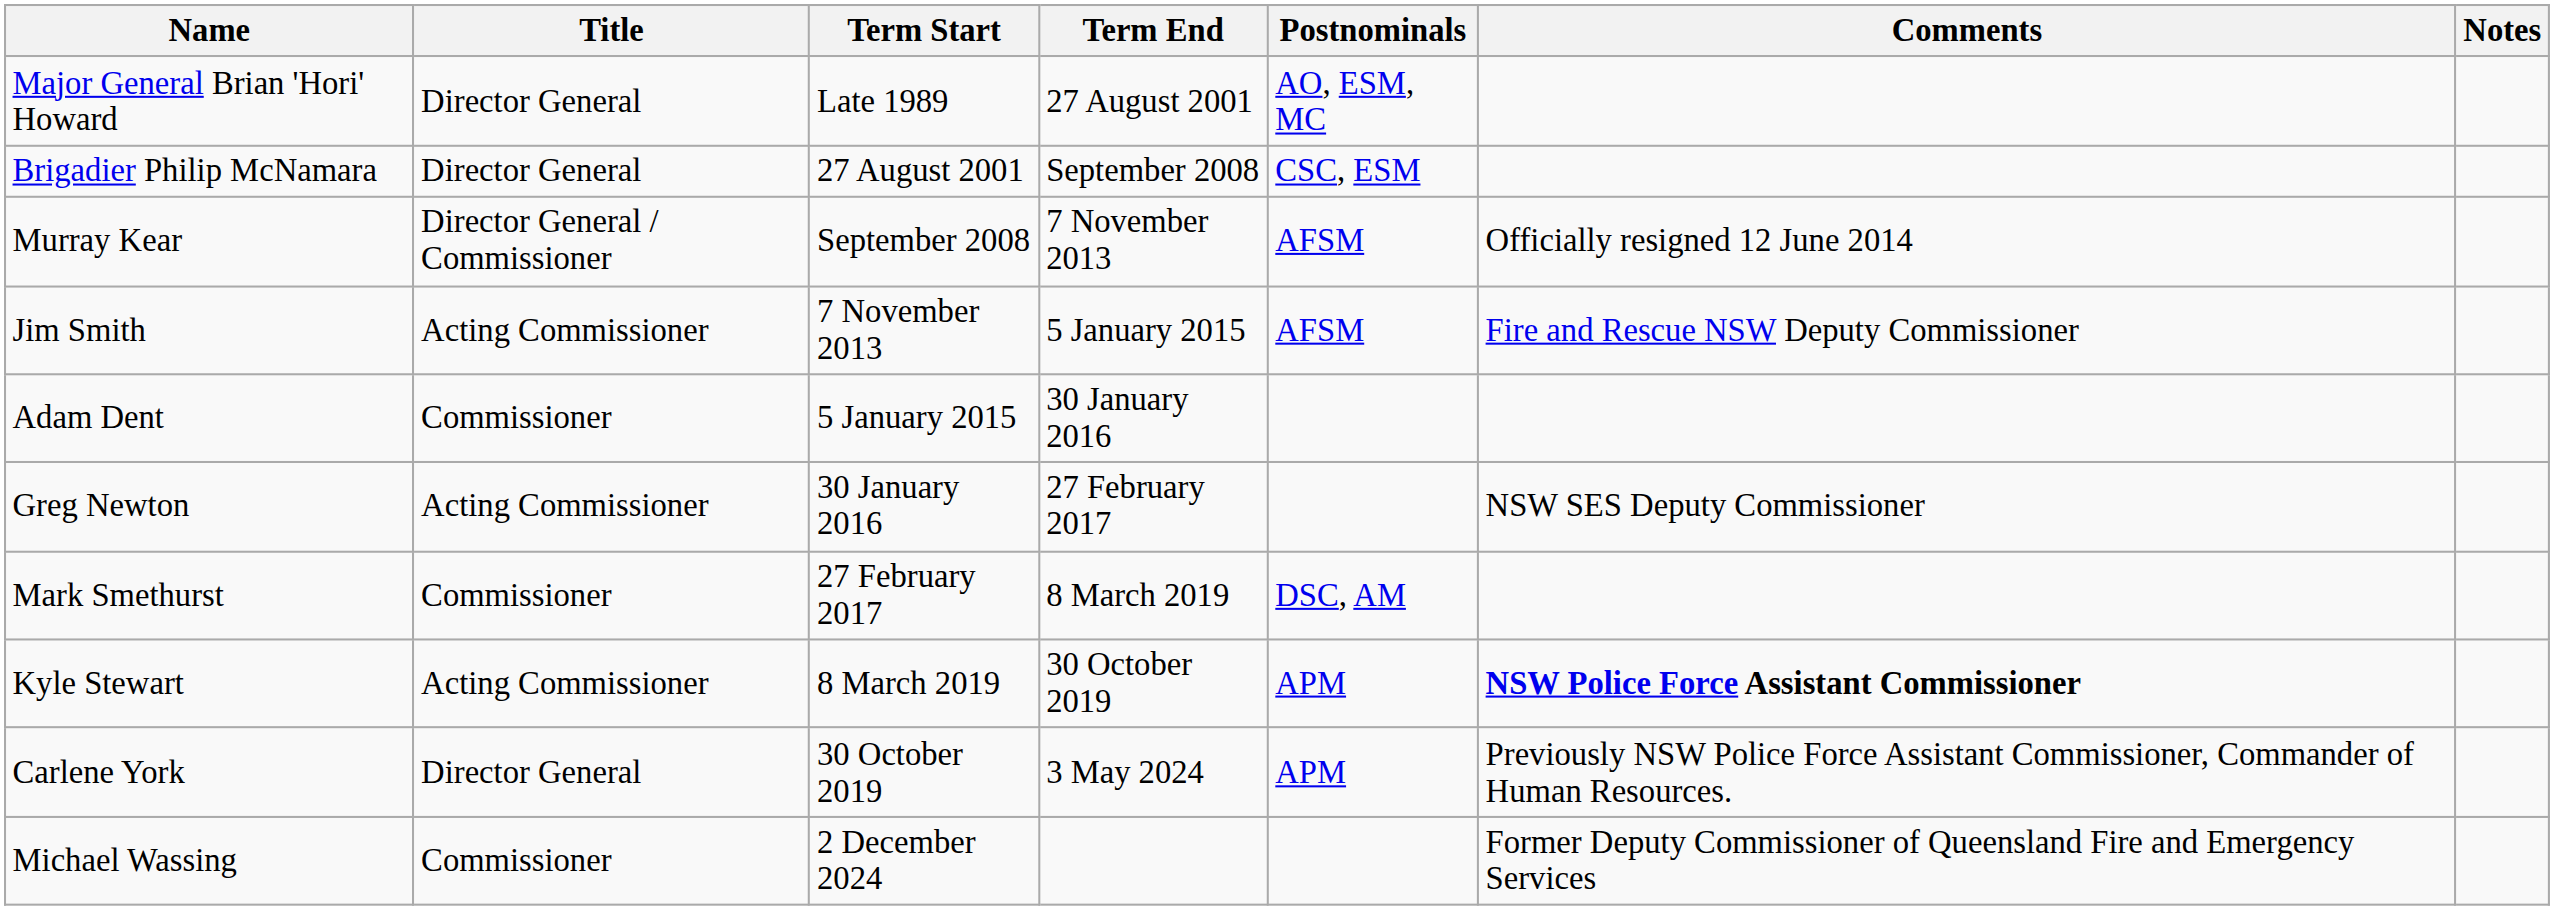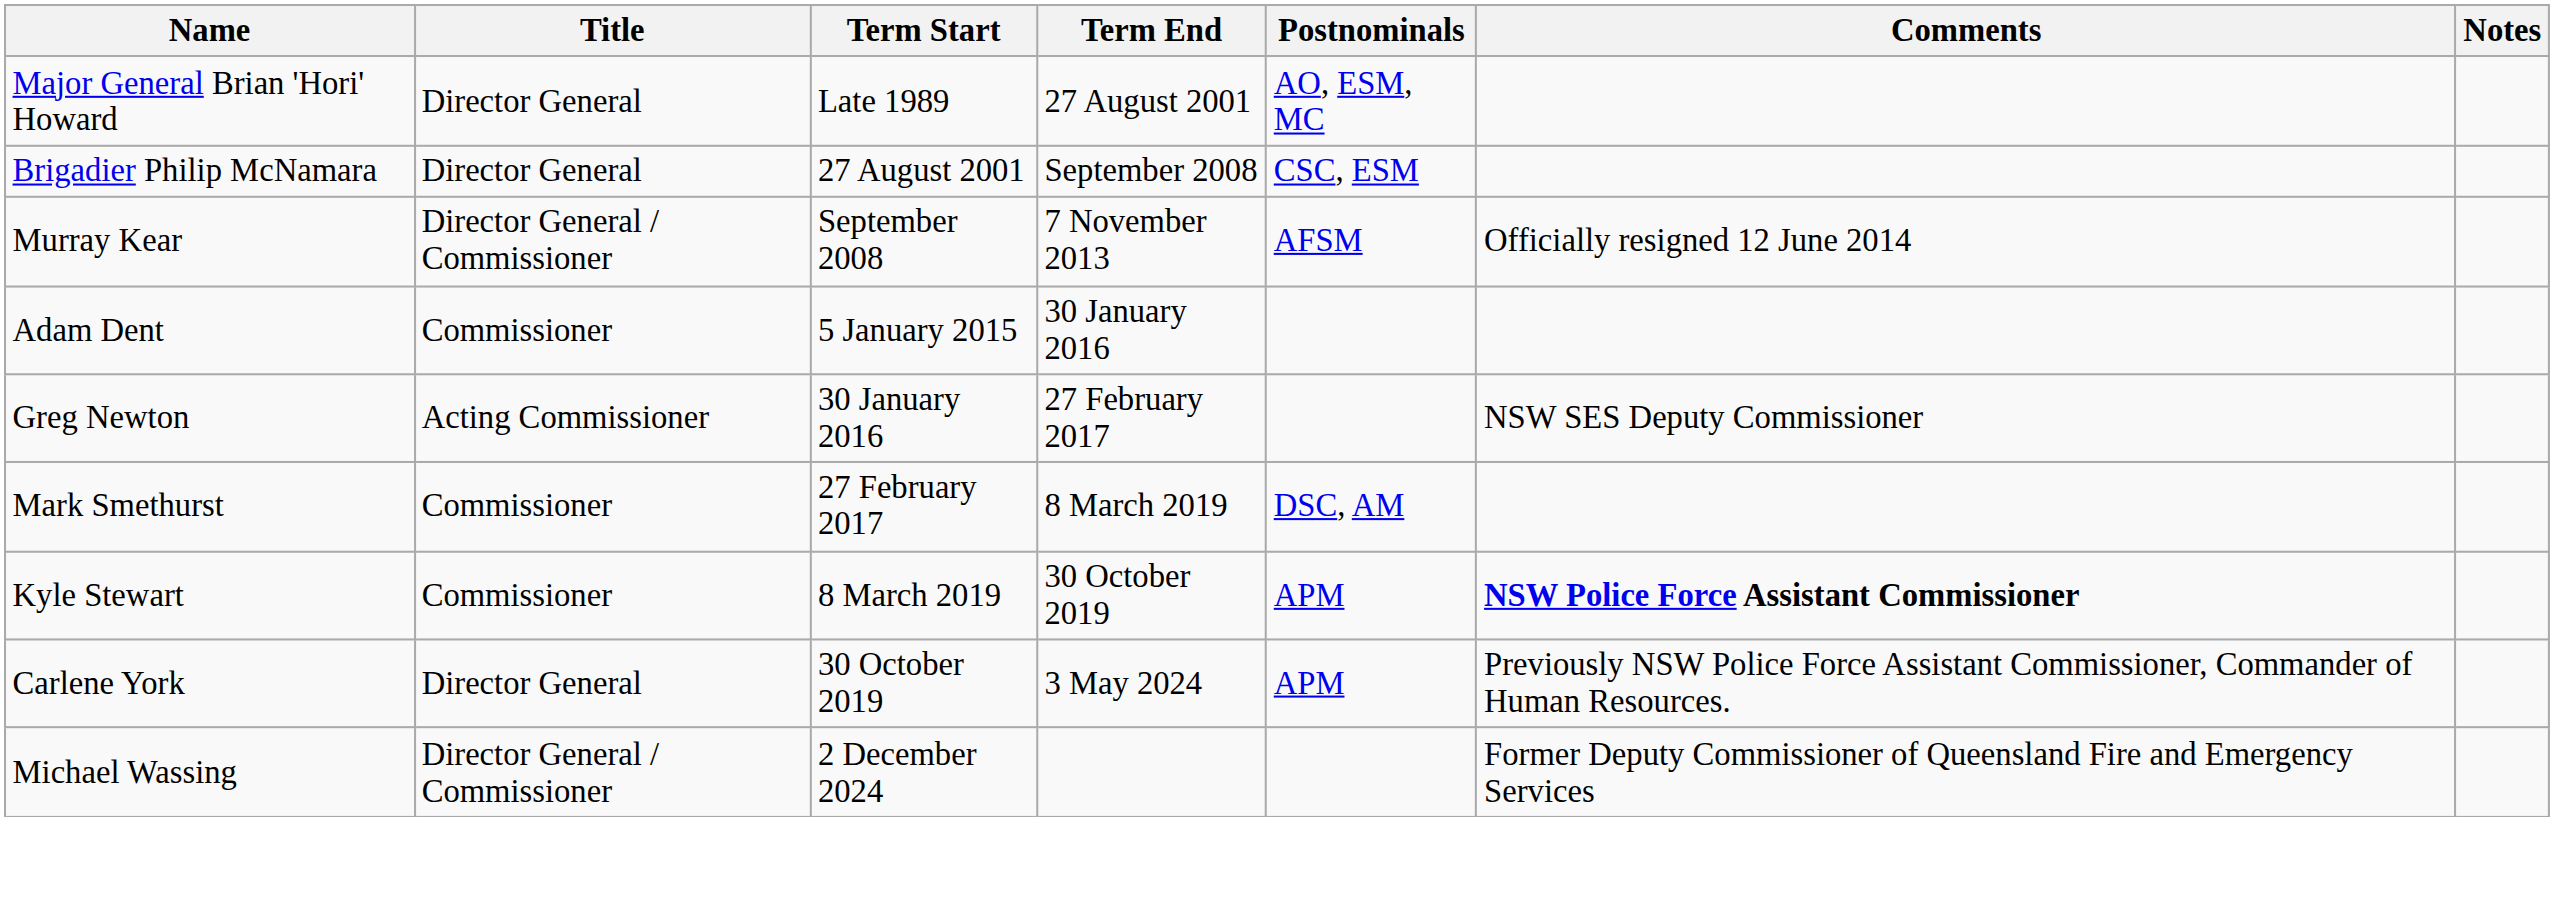- row: (79, 329)
(565, 683) Acting Commissioner -> (517, 594) Commissioner
(516, 860) Commissioner -> (540, 771) Director General / Commissioner
